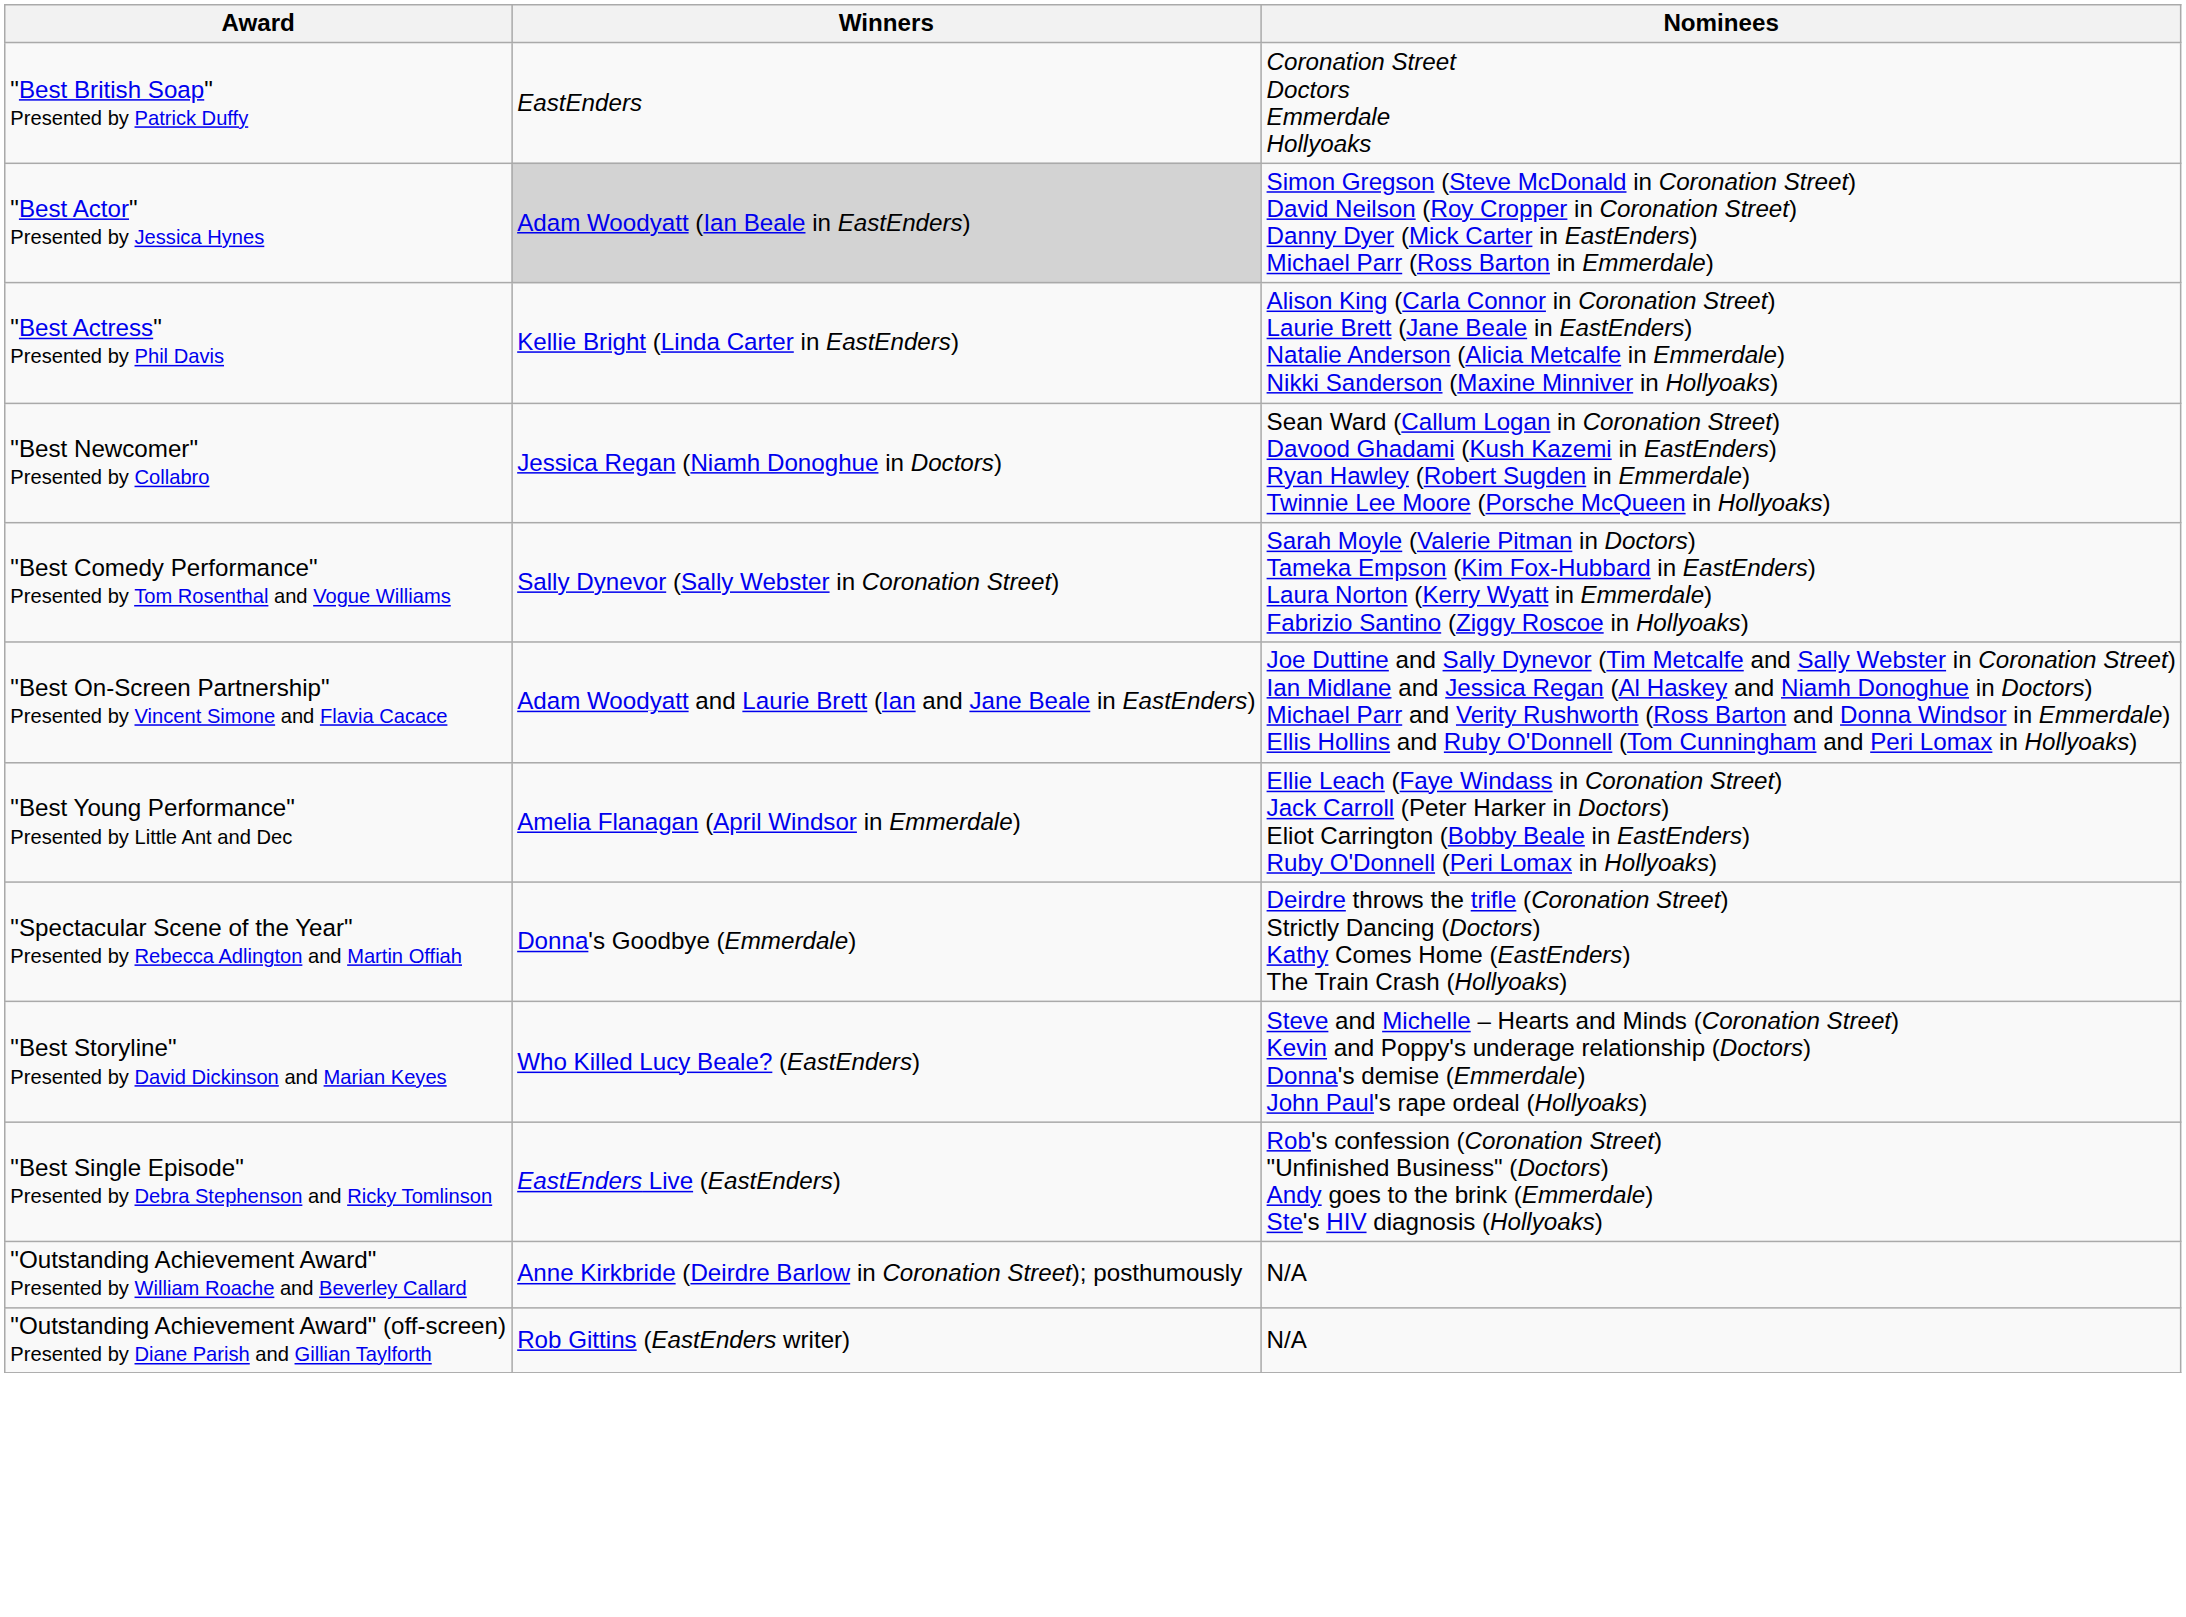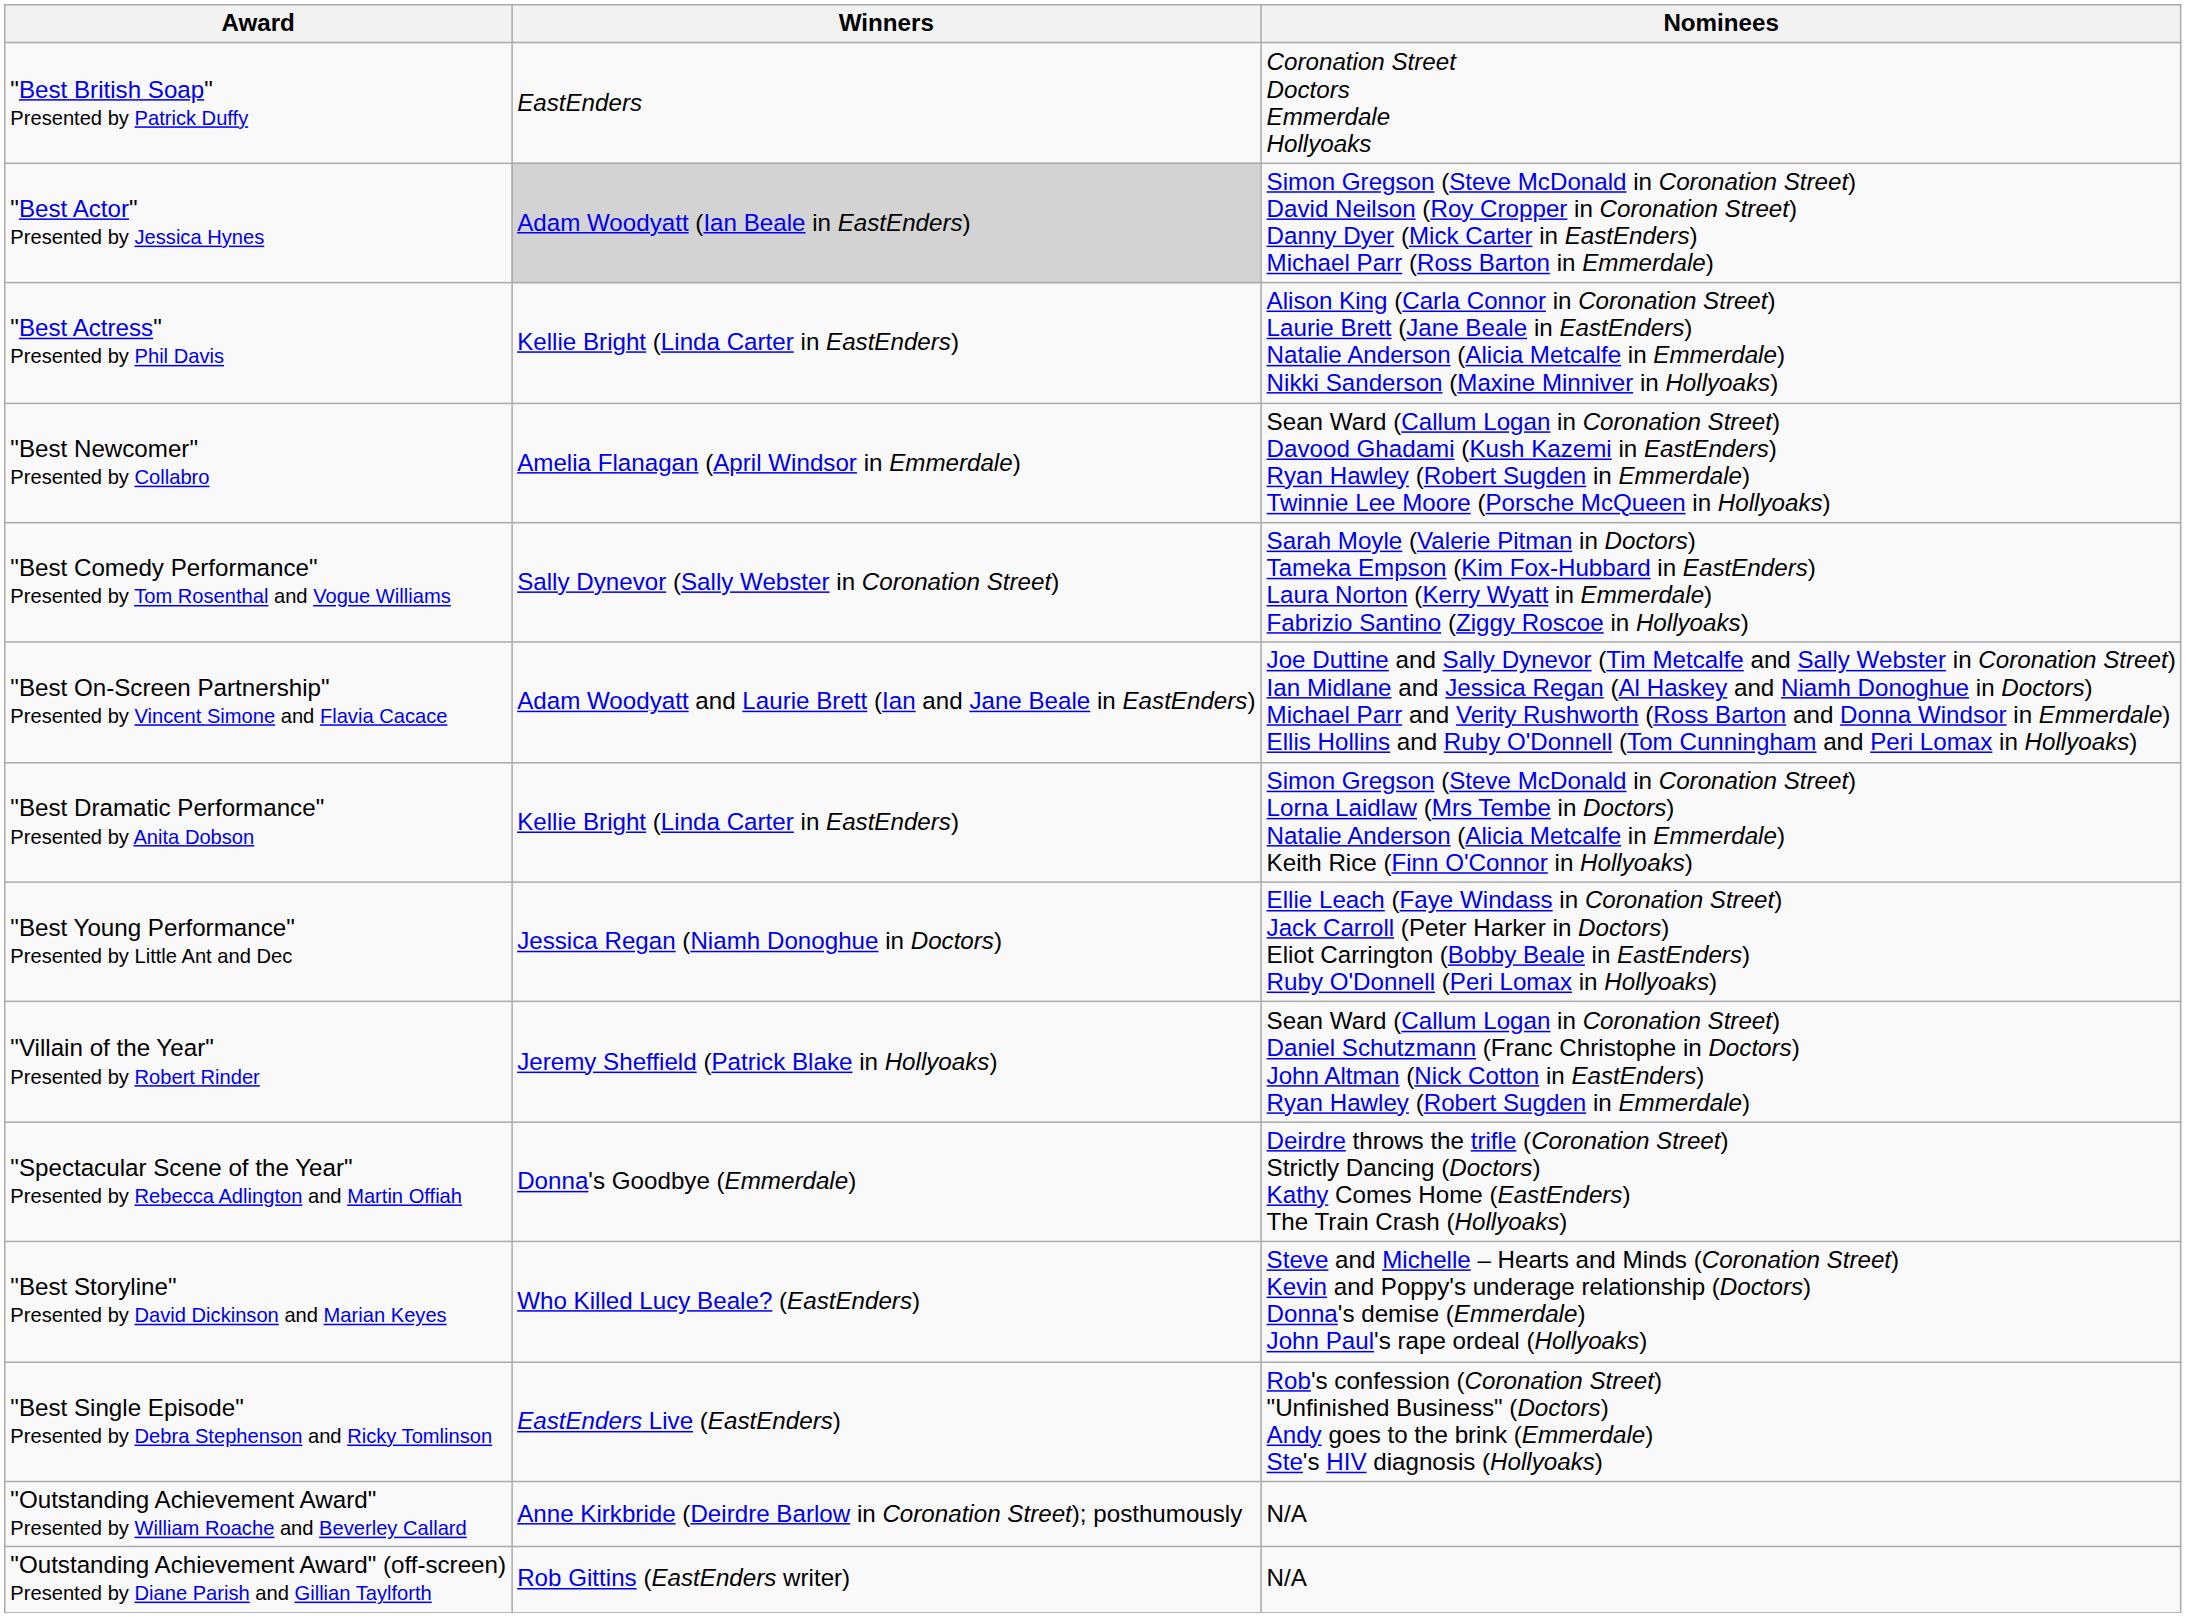(760, 462) Jessica Regan (Niamh Donoghue in Doctors) -> (769, 462) Amelia Flanagan (April Windsor in Emmerdale)
+ row: (167, 821)
(769, 821) Amelia Flanagan (April Windsor in Emmerdale) -> (760, 941) Jessica Regan (Niamh Donoghue in Doctors)
+ row: (135, 1061)
